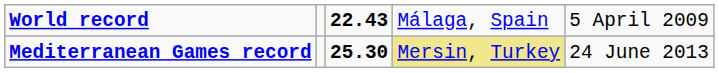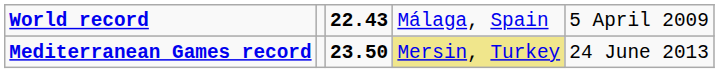(359, 52) 25.30 -> (359, 52) 23.50
